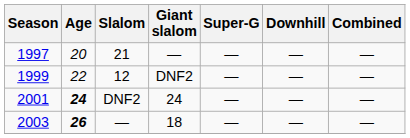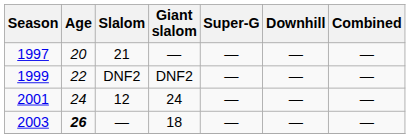(122, 76) 12 -> (122, 76) DNF2
(78, 99) bold -> (78, 99) normal
(122, 99) DNF2 -> (122, 99) 12
